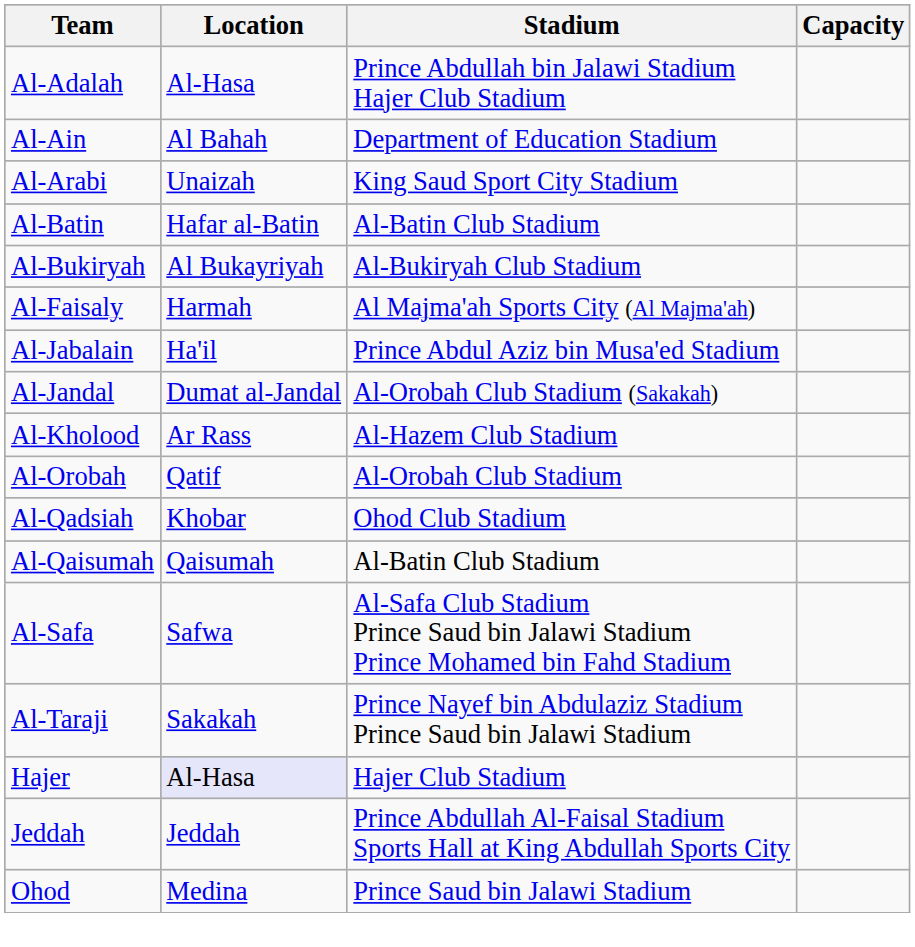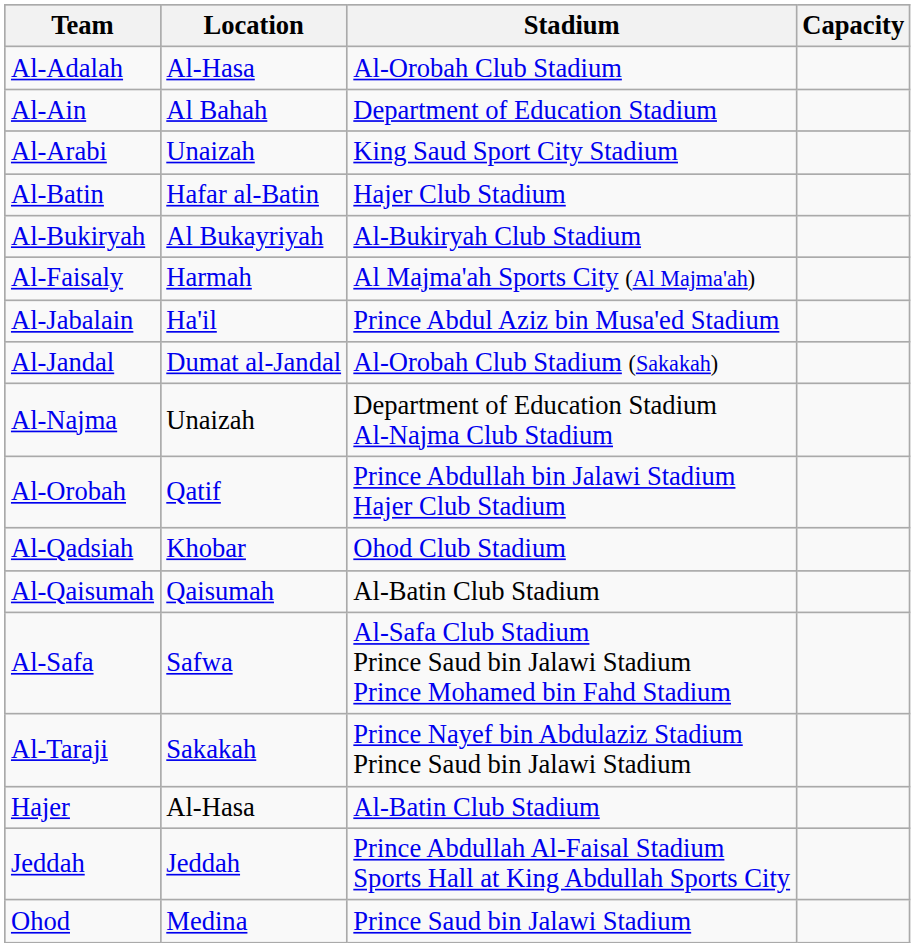(544, 82) Prince Abdullah bin Jalawi Stadium Hajer Club Stadium -> (488, 67) Al-Orobah Club Stadium
(477, 223) Al-Batin Club Stadium -> (460, 194) Hajer Club Stadium
- row: (75, 434)
+ row: (64, 419)
(488, 476) Al-Orobah Club Stadium -> (544, 491) Prince Abdullah bin Jalawi Stadium Hajer Club Stadium
(211, 776) lavender background -> (211, 806) no background
(460, 776) Hajer Club Stadium -> (477, 806) Al-Batin Club Stadium
